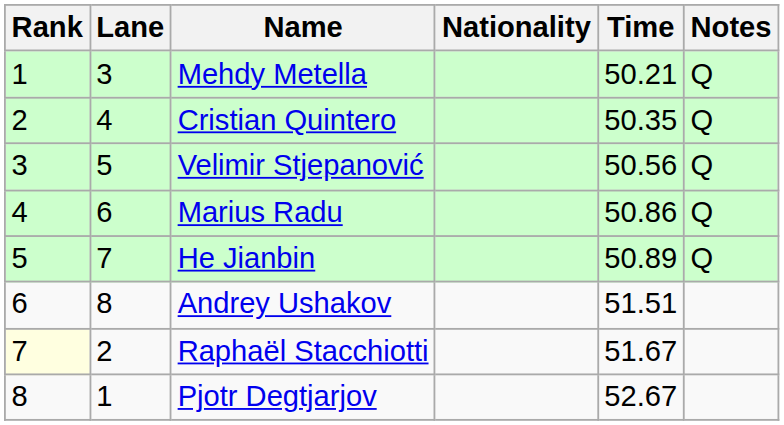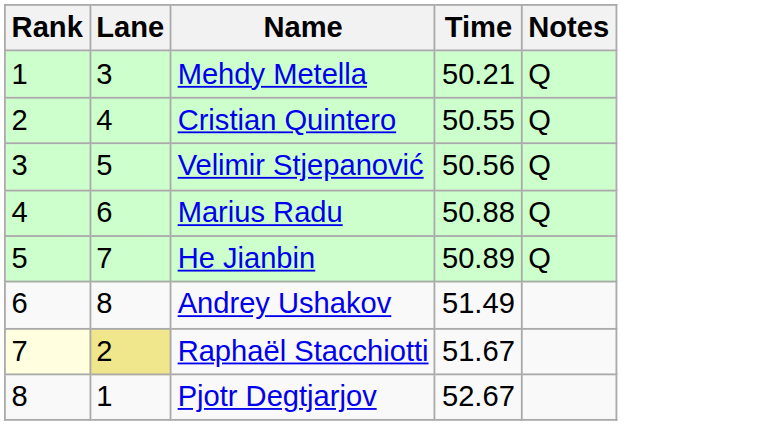- column: (516, 27)
(641, 119) 50.35 -> (478, 119) 50.55
(641, 212) 50.86 -> (478, 212) 50.88
(641, 304) 51.51 -> (478, 304) 51.49
(104, 350) no background -> (104, 350) khaki background
